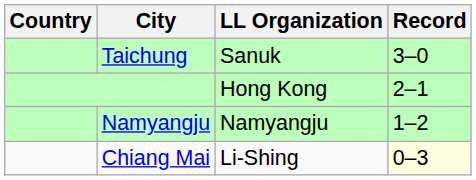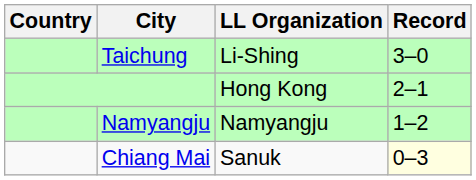(250, 55) Sanuk -> (259, 55) Li-Shing
(259, 157) Li-Shing -> (250, 157) Sanuk
